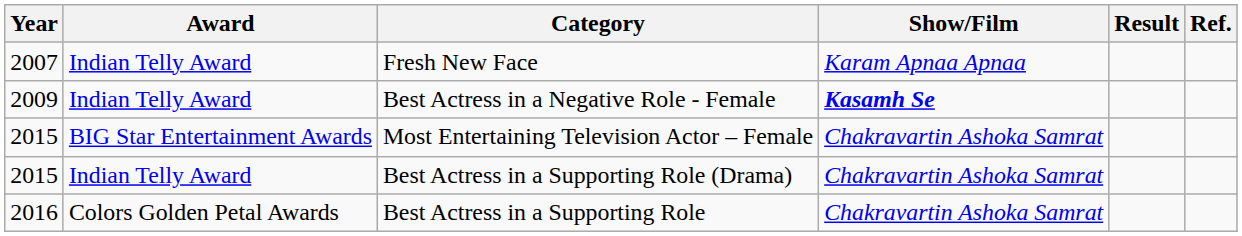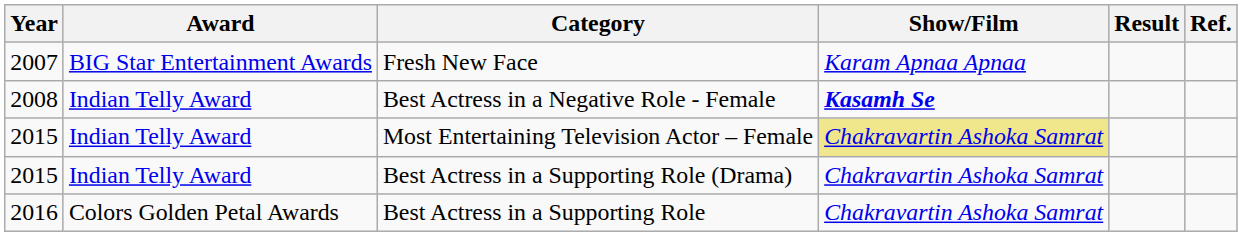(160, 61) Indian Telly Award -> (220, 61) BIG Star Entertainment Awards
(34, 99) 2009 -> (34, 99) 2008
(220, 136) BIG Star Entertainment Awards -> (160, 136) Indian Telly Award
(964, 136) no background -> (964, 136) khaki background
